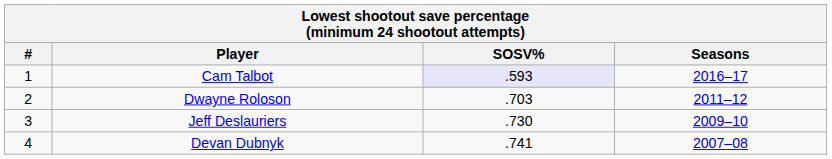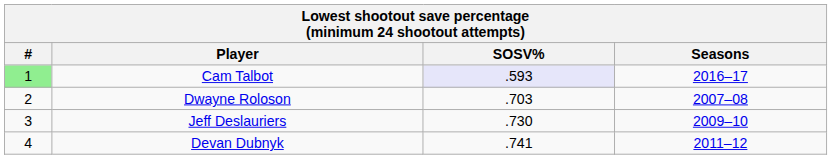(28, 76) no background -> (28, 76) lightgreen background
(720, 99) 2011–12 -> (720, 99) 2007–08
(720, 144) 2007–08 -> (720, 144) 2011–12
